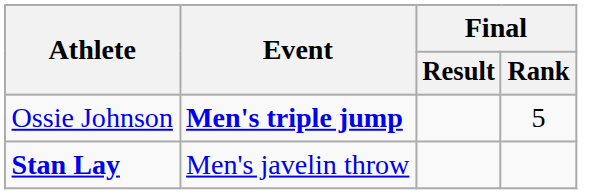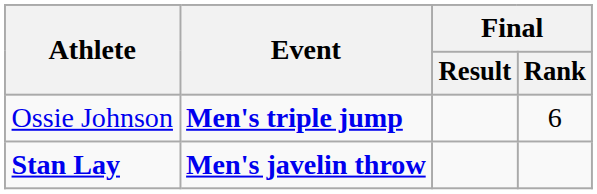(538, 118) 5 -> (555, 118) 6
(298, 164) normal -> (306, 164) bold
